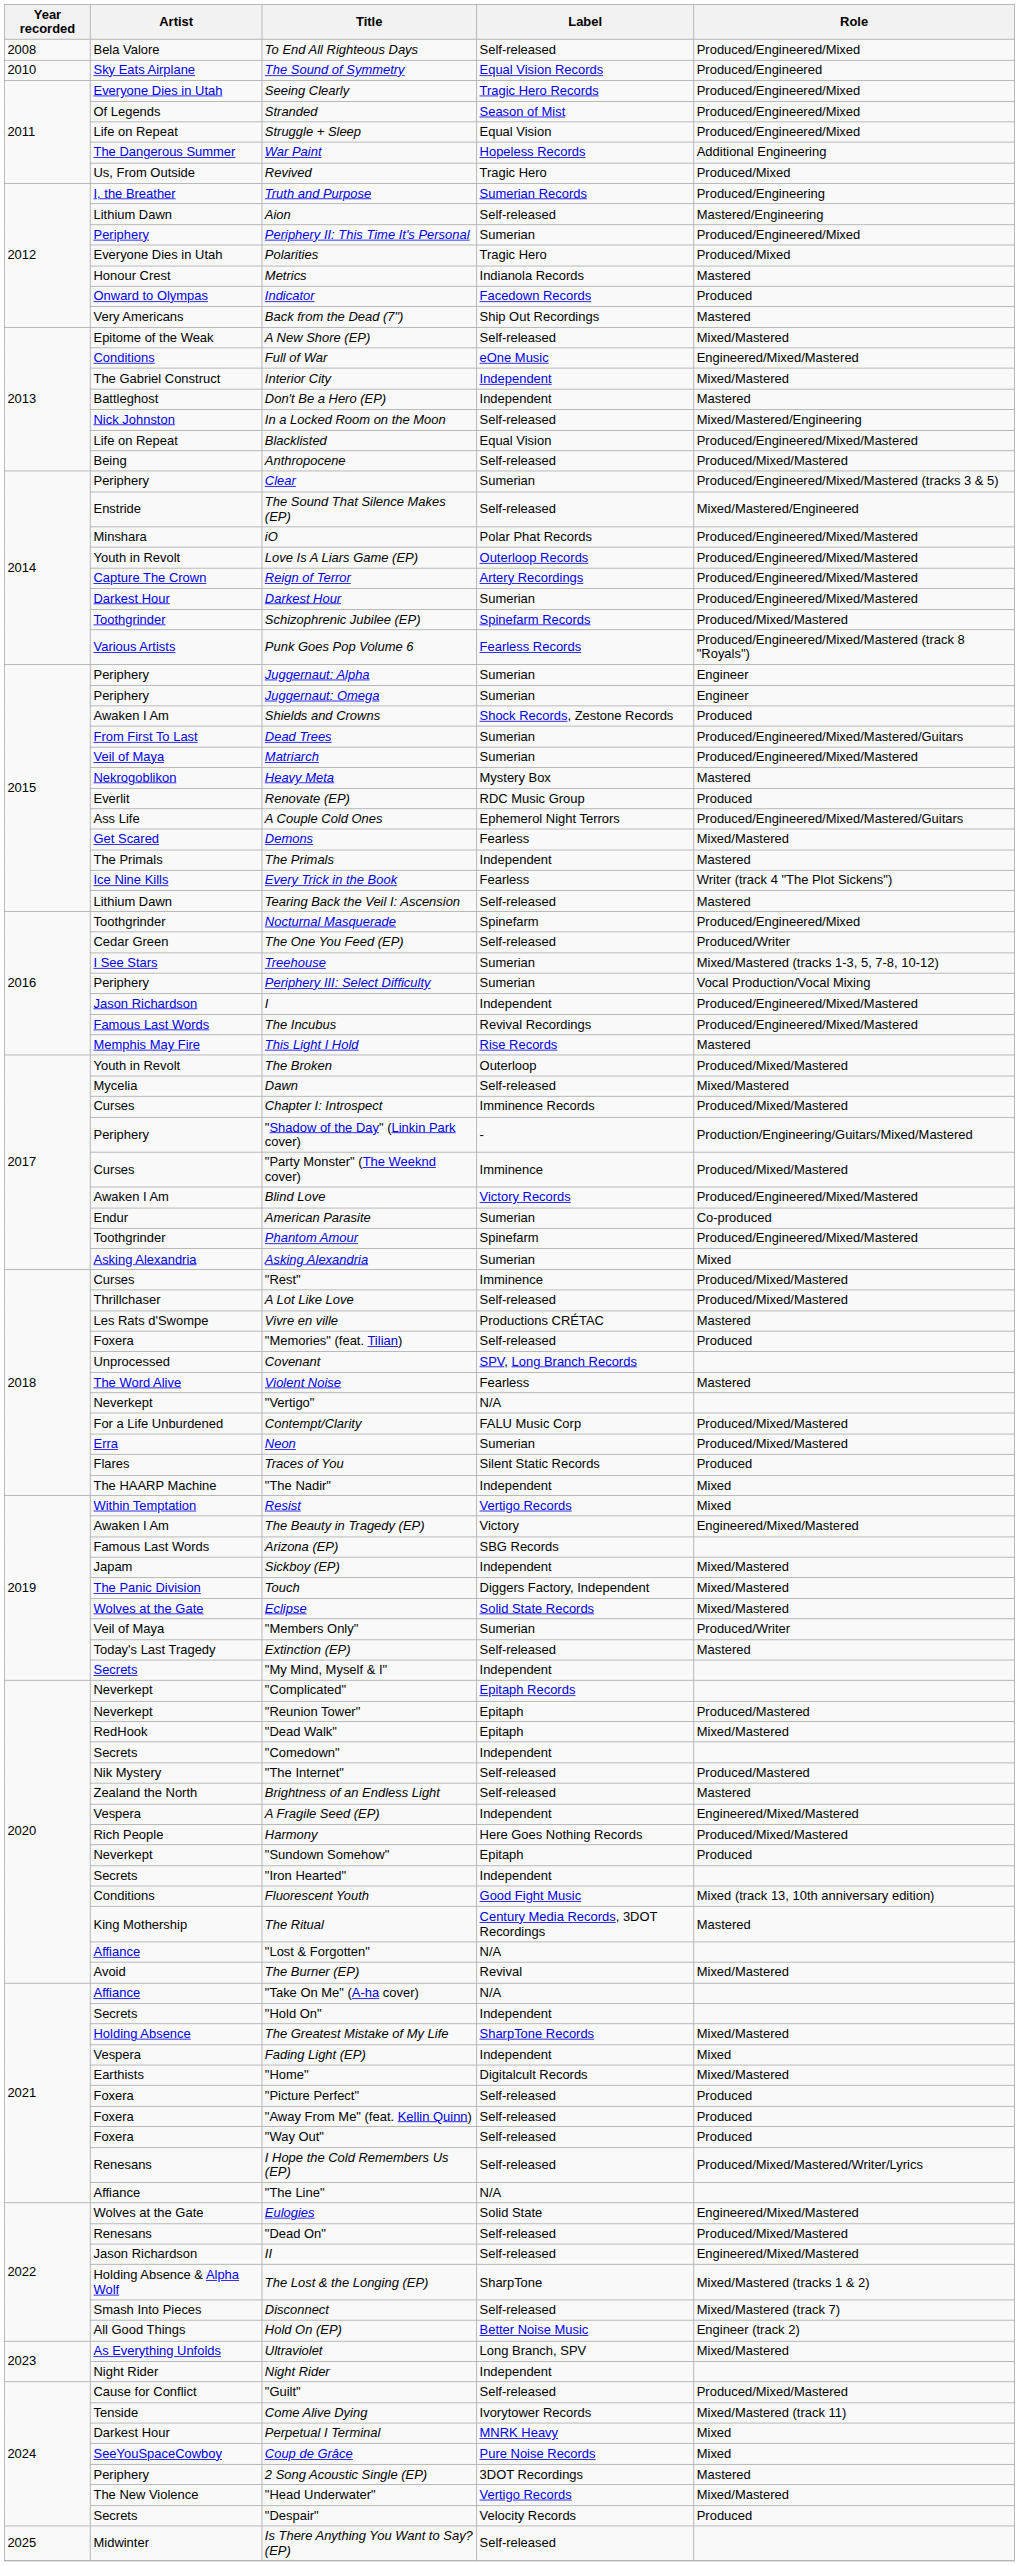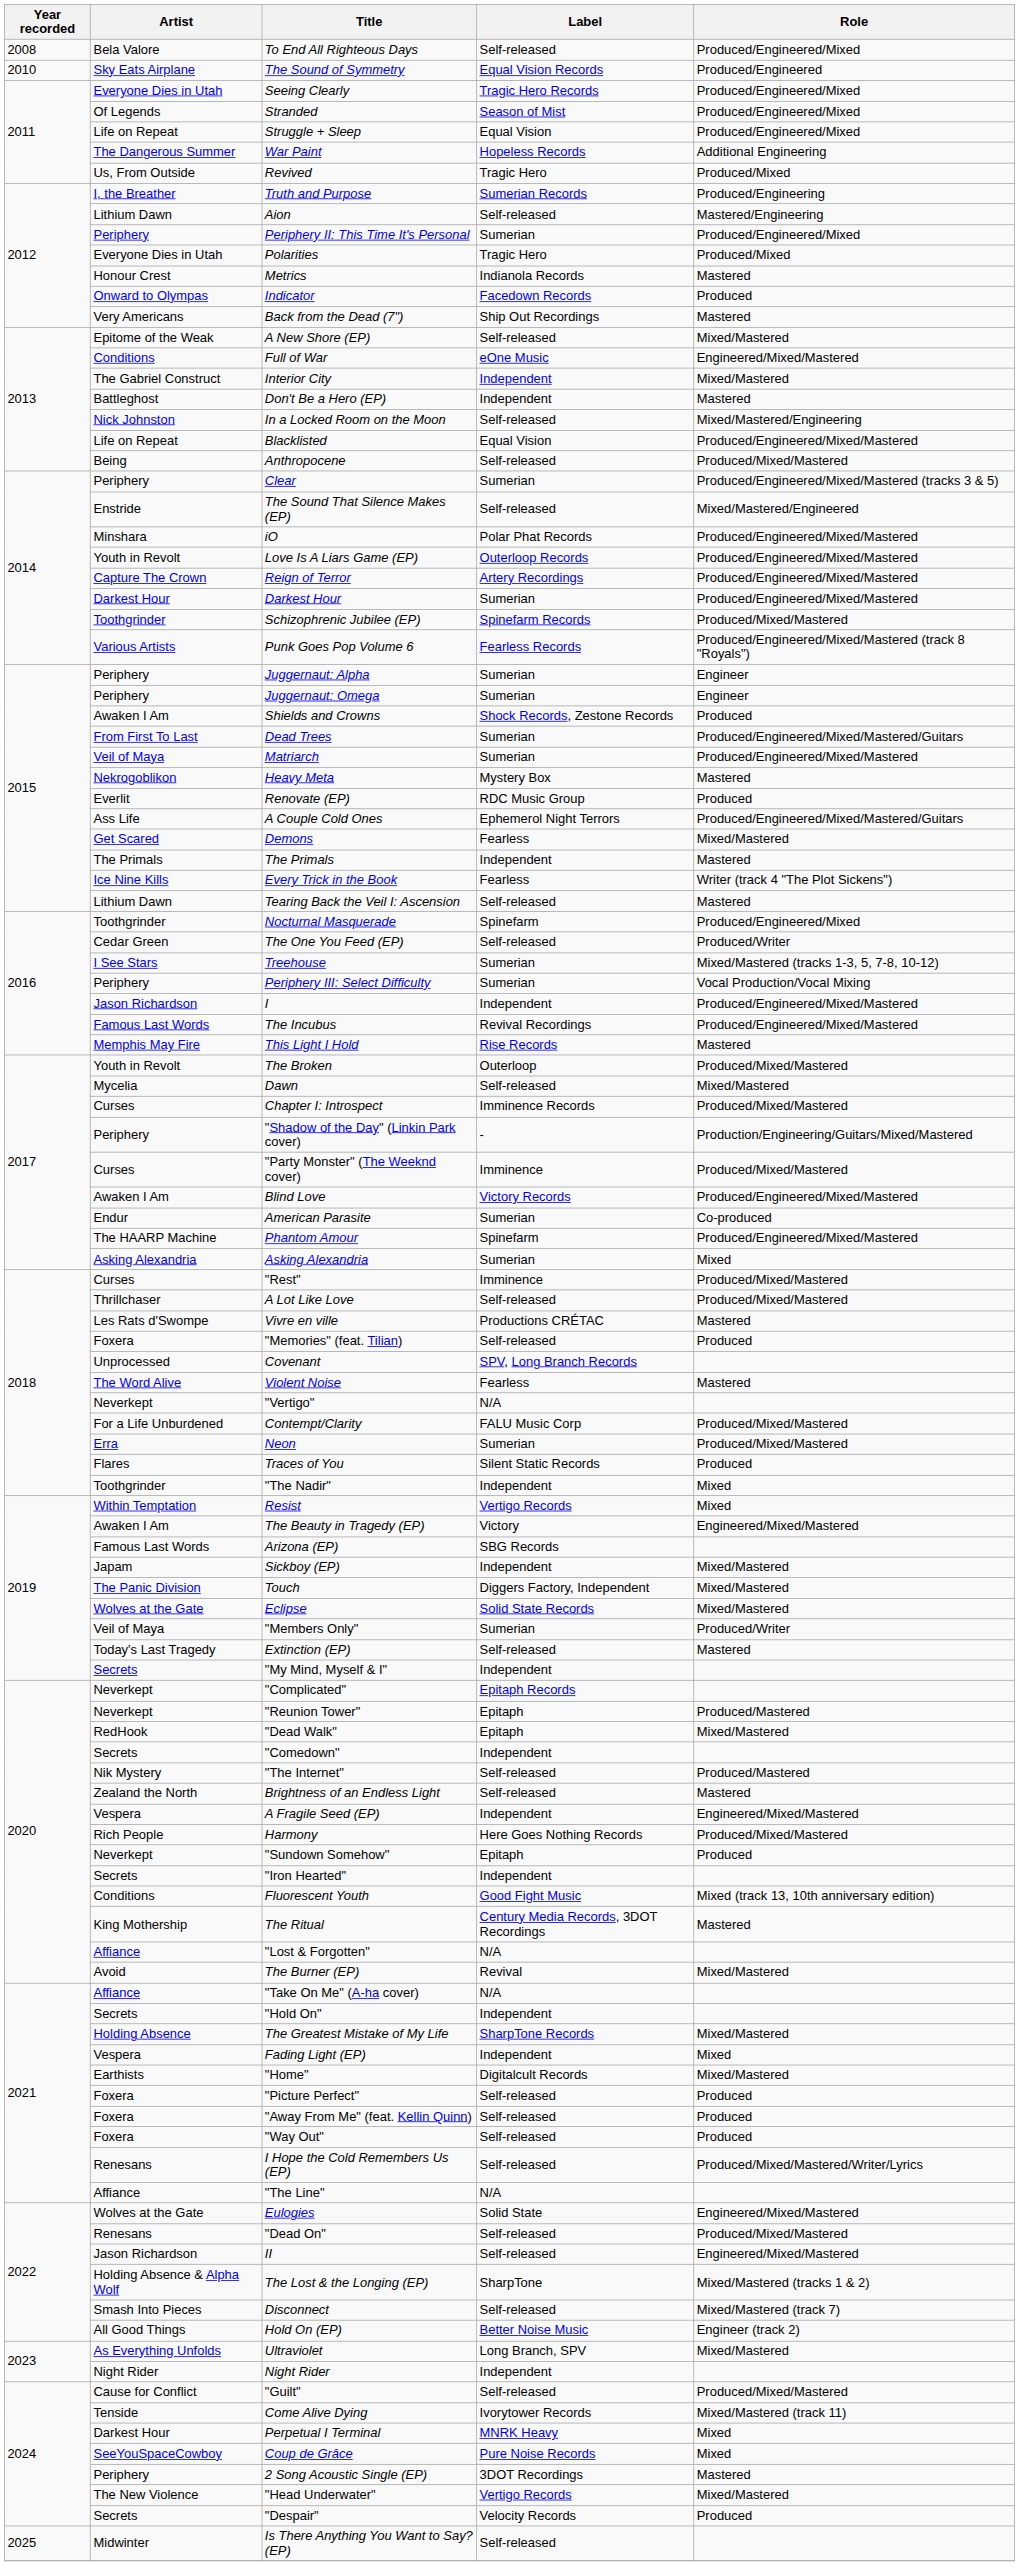(130, 1238) Toothgrinder -> (155, 1238) The HAARP Machine
(155, 1485) The HAARP Machine -> (130, 1485) Toothgrinder
